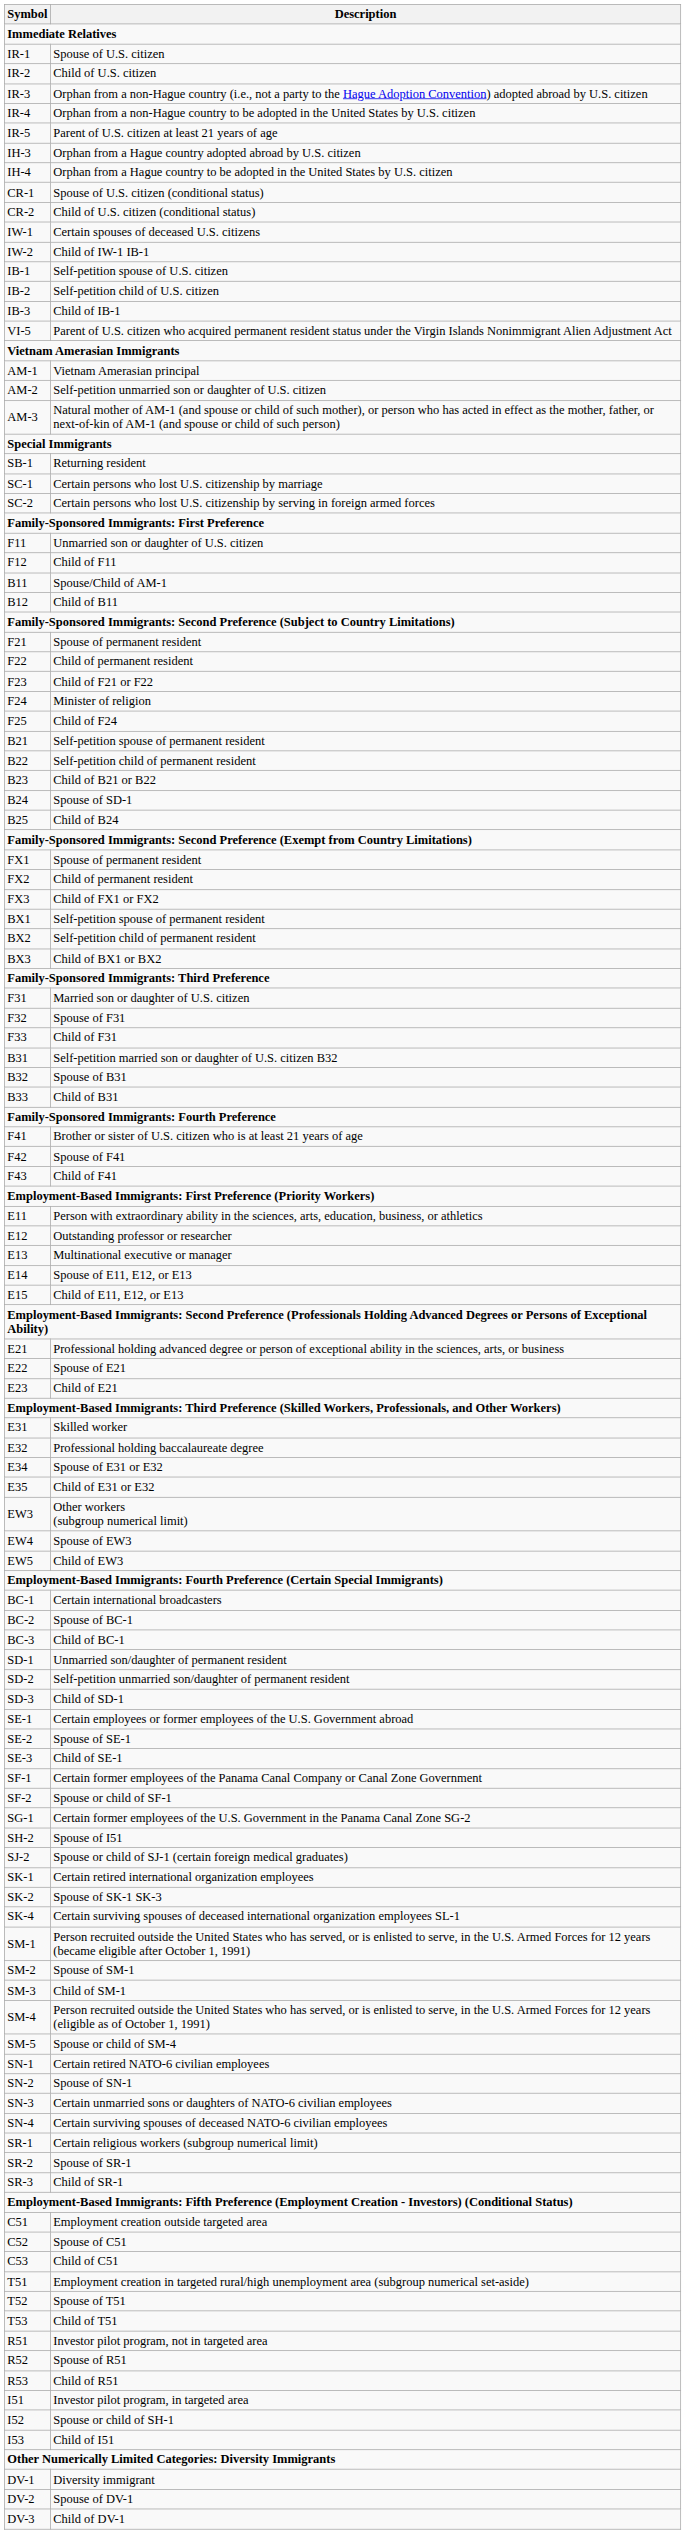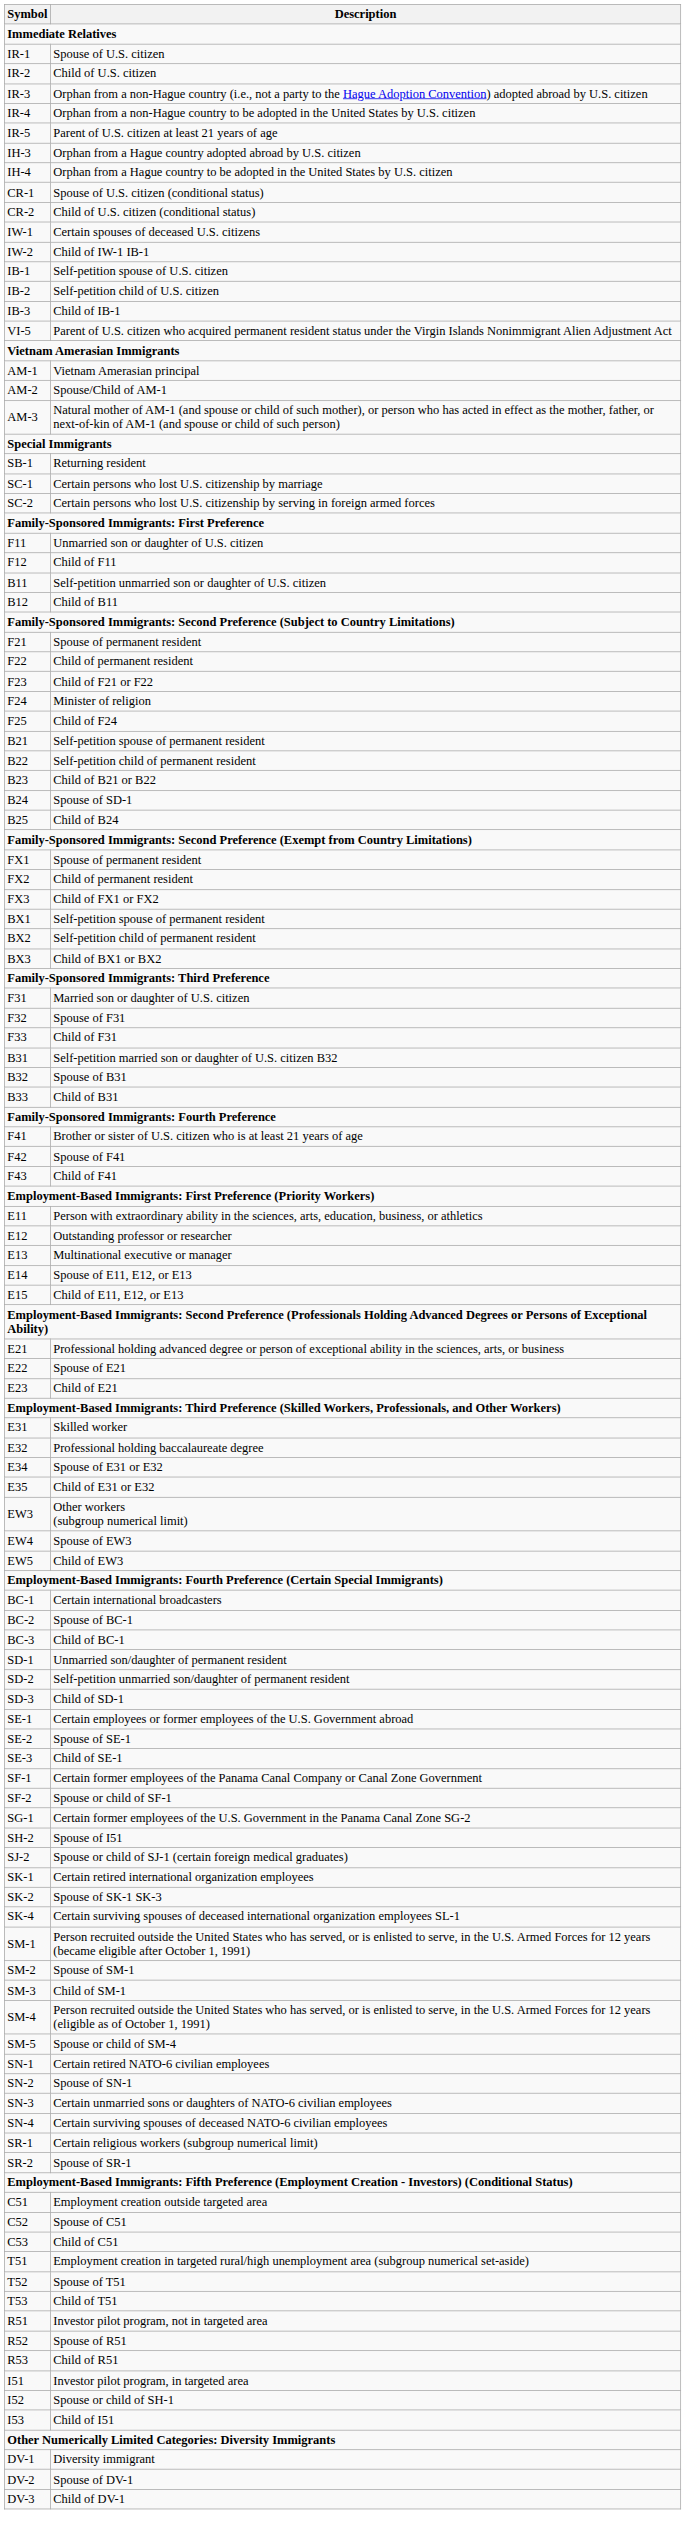(190, 390) Self-petition unmarried son or daughter of U.S. citizen -> (110, 390) Spouse/Child of AM-1
(110, 582) Spouse/Child of AM-1 -> (190, 582) Self-petition unmarried son or daughter of U.S. citizen
- row: (20, 2182)
